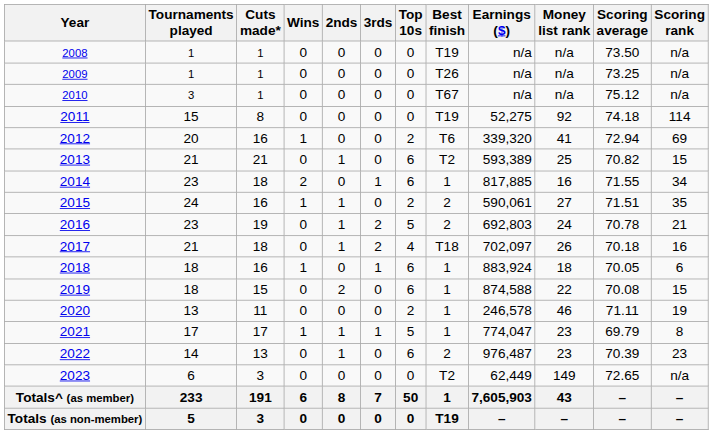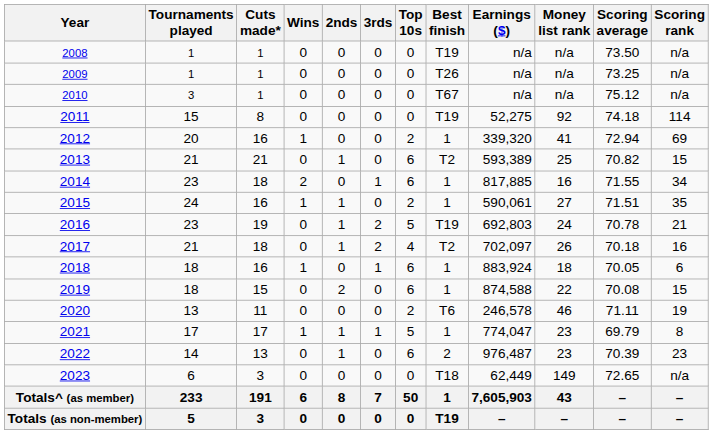(447, 138) T6 -> (447, 138) 1
(447, 203) 2 -> (447, 203) 1
(447, 224) 2 -> (447, 224) T19
(447, 246) T18 -> (447, 246) T2
(447, 310) 1 -> (447, 310) T6
(447, 375) T2 -> (447, 375) T18
